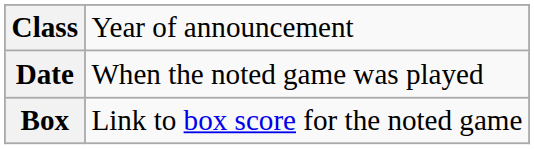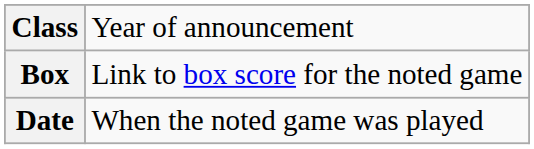rows swapped: (45, 73) <-> (45, 119)
